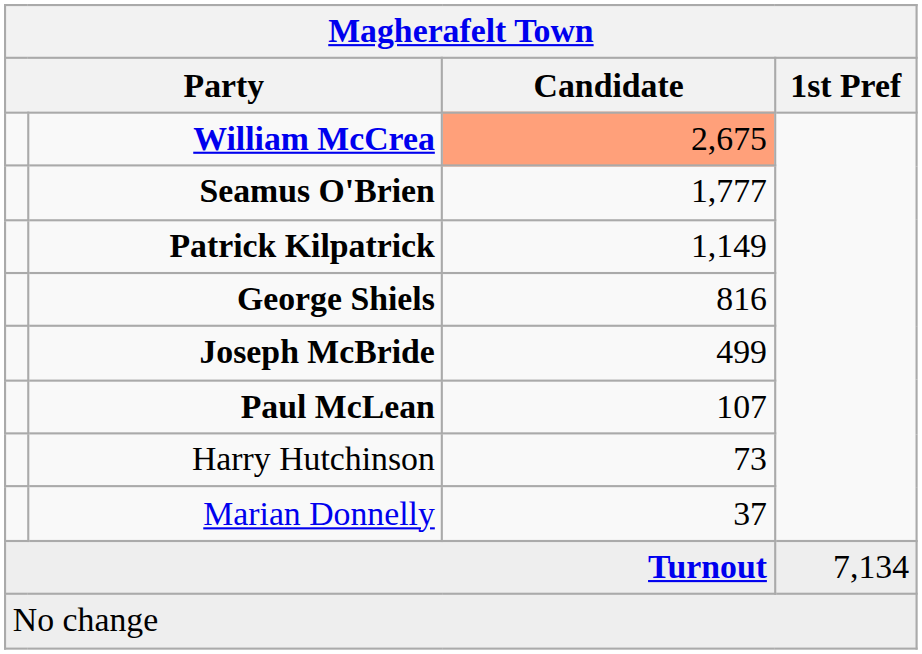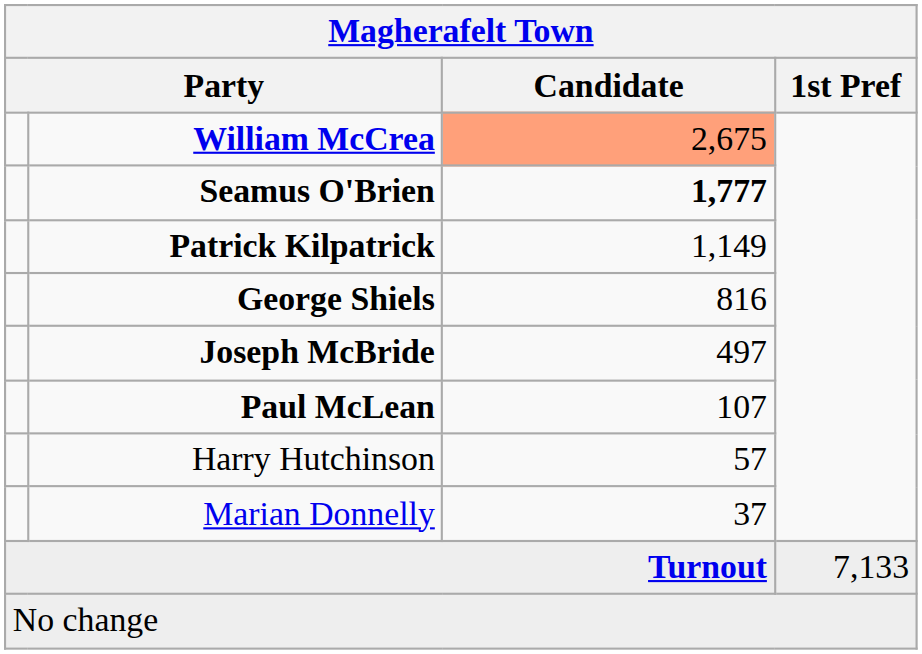(729, 191) normal -> (729, 191) bold
(742, 352) 499 -> (742, 352) 497
(750, 459) 73 -> (750, 459) 57
(871, 566) 7,134 -> (871, 566) 7,133
